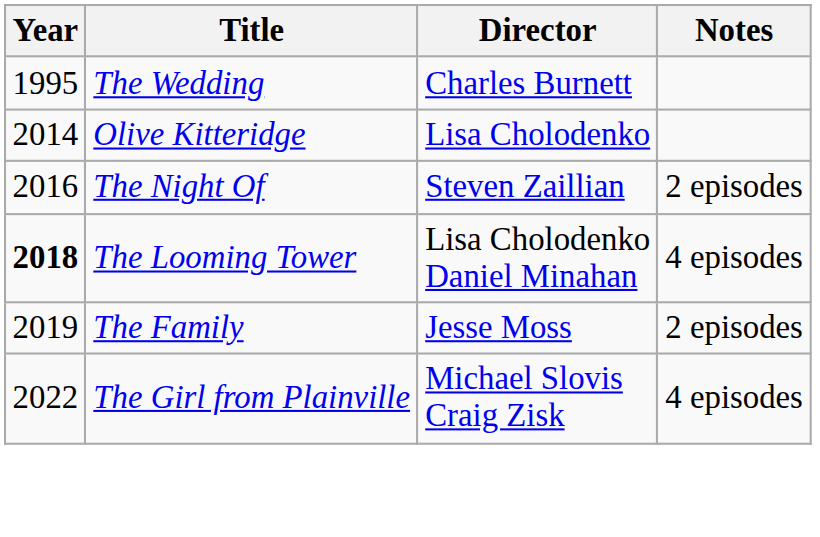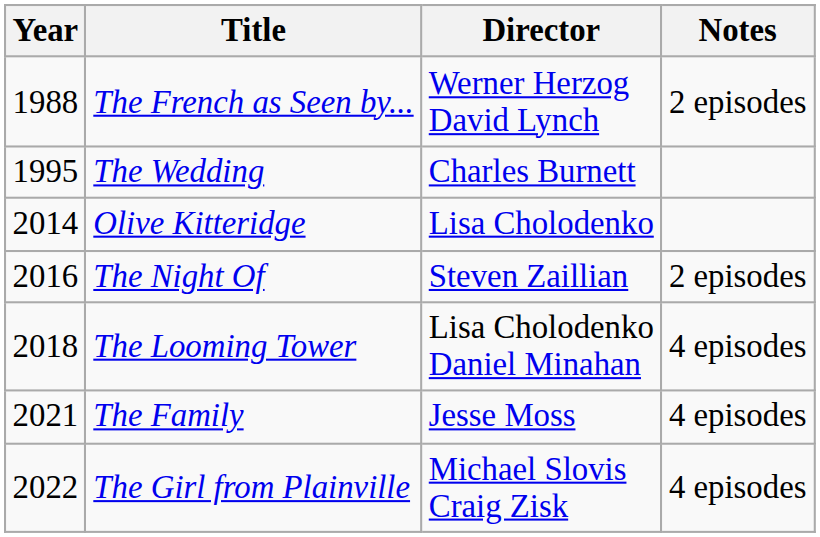+ row: (253, 100)
(45, 257) bold -> (45, 345) normal
(45, 327) 2019 -> (45, 416) 2021
(734, 327) 2 episodes -> (738, 416) 4 episodes
